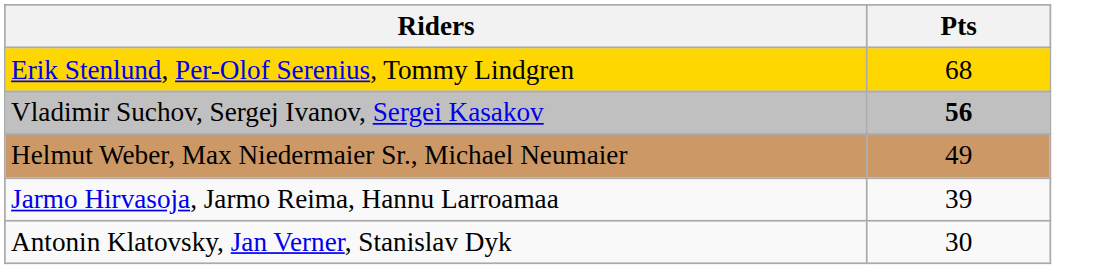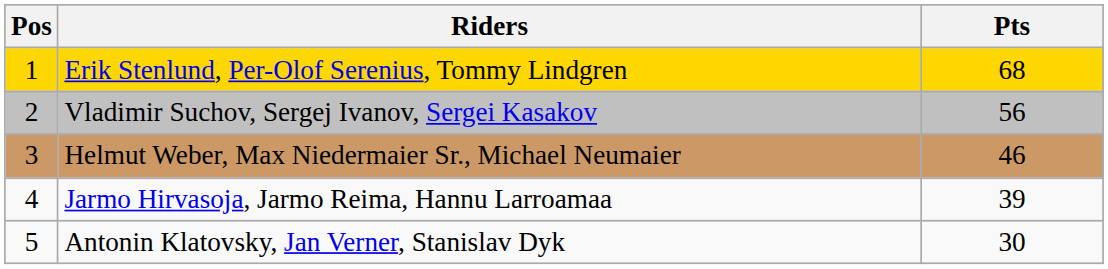+ column: (32, 26)
(959, 112) bold -> (1012, 112) normal
(959, 155) 49 -> (1012, 155) 46
